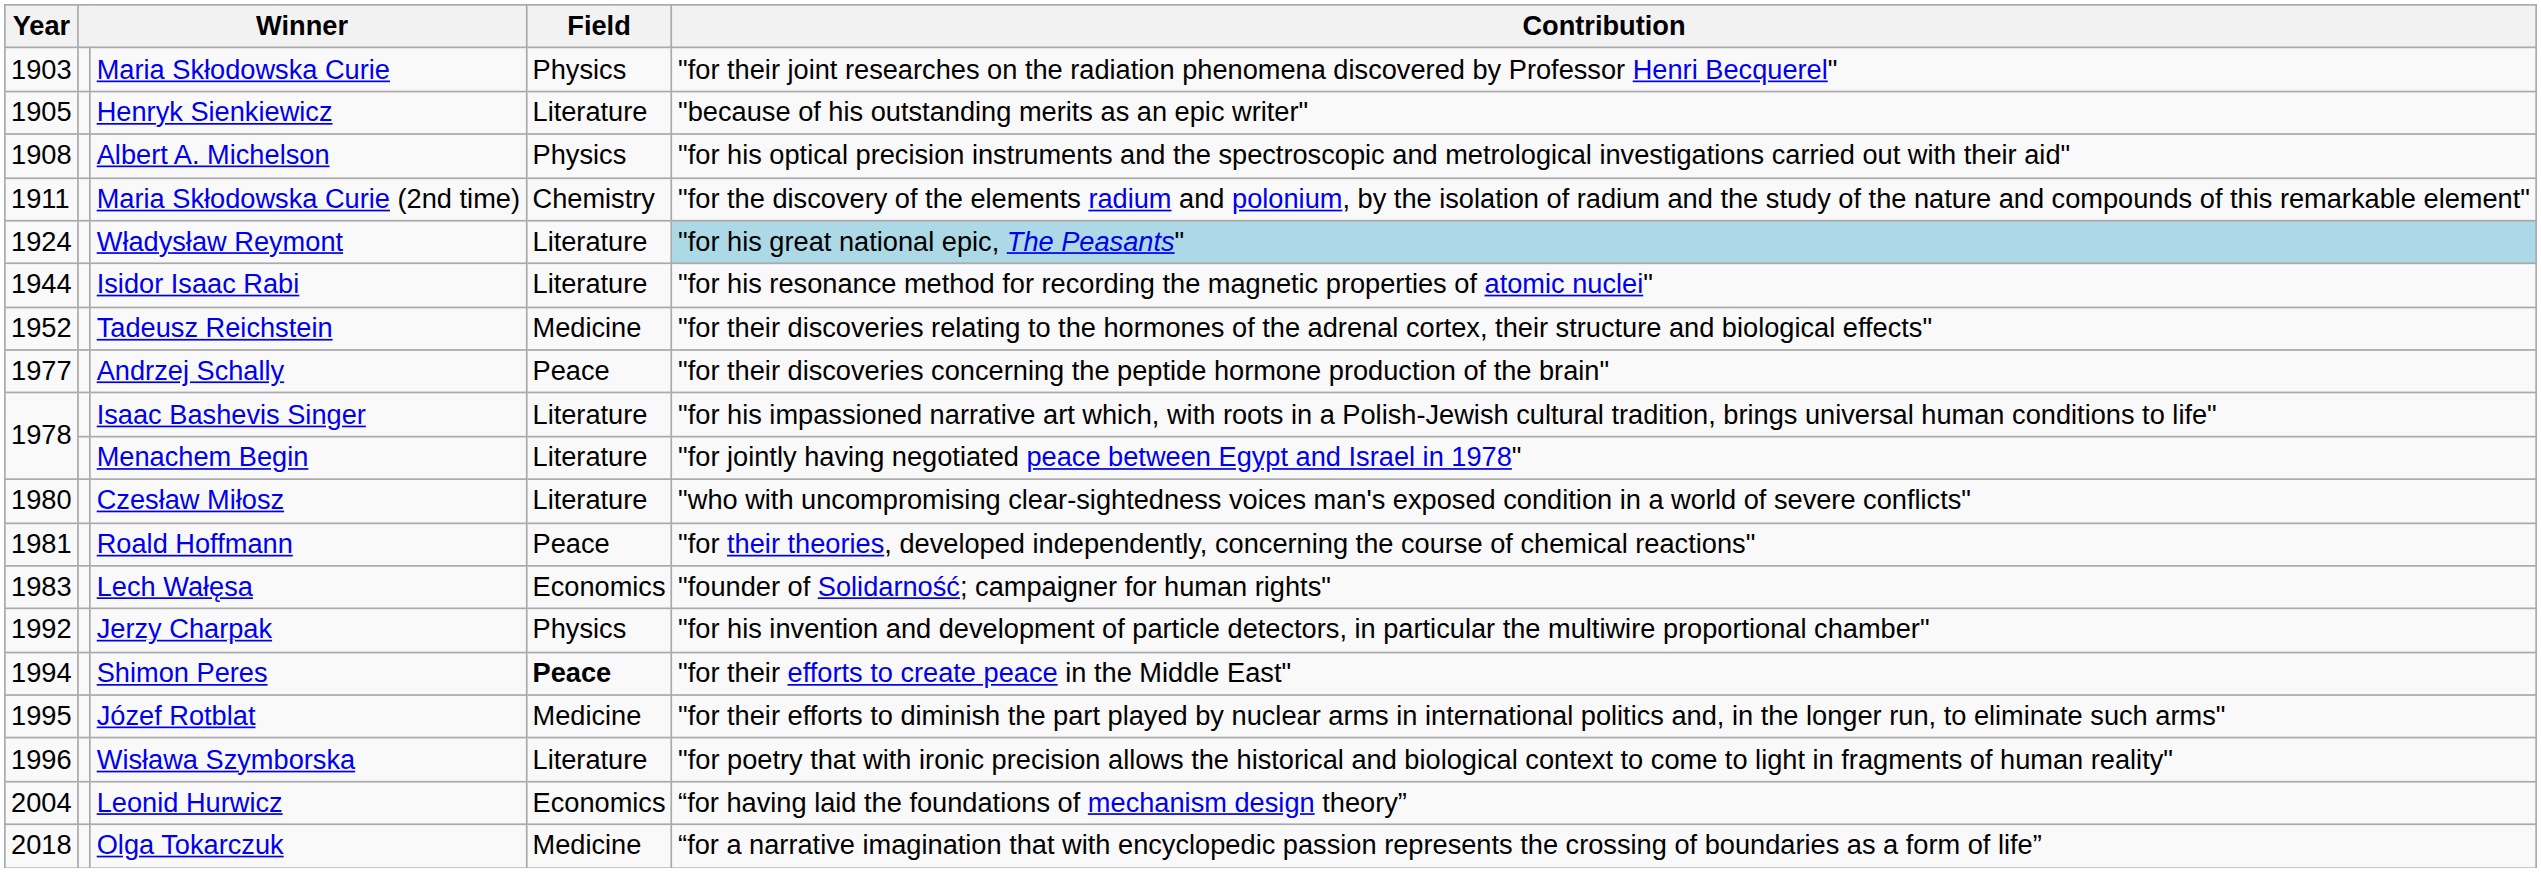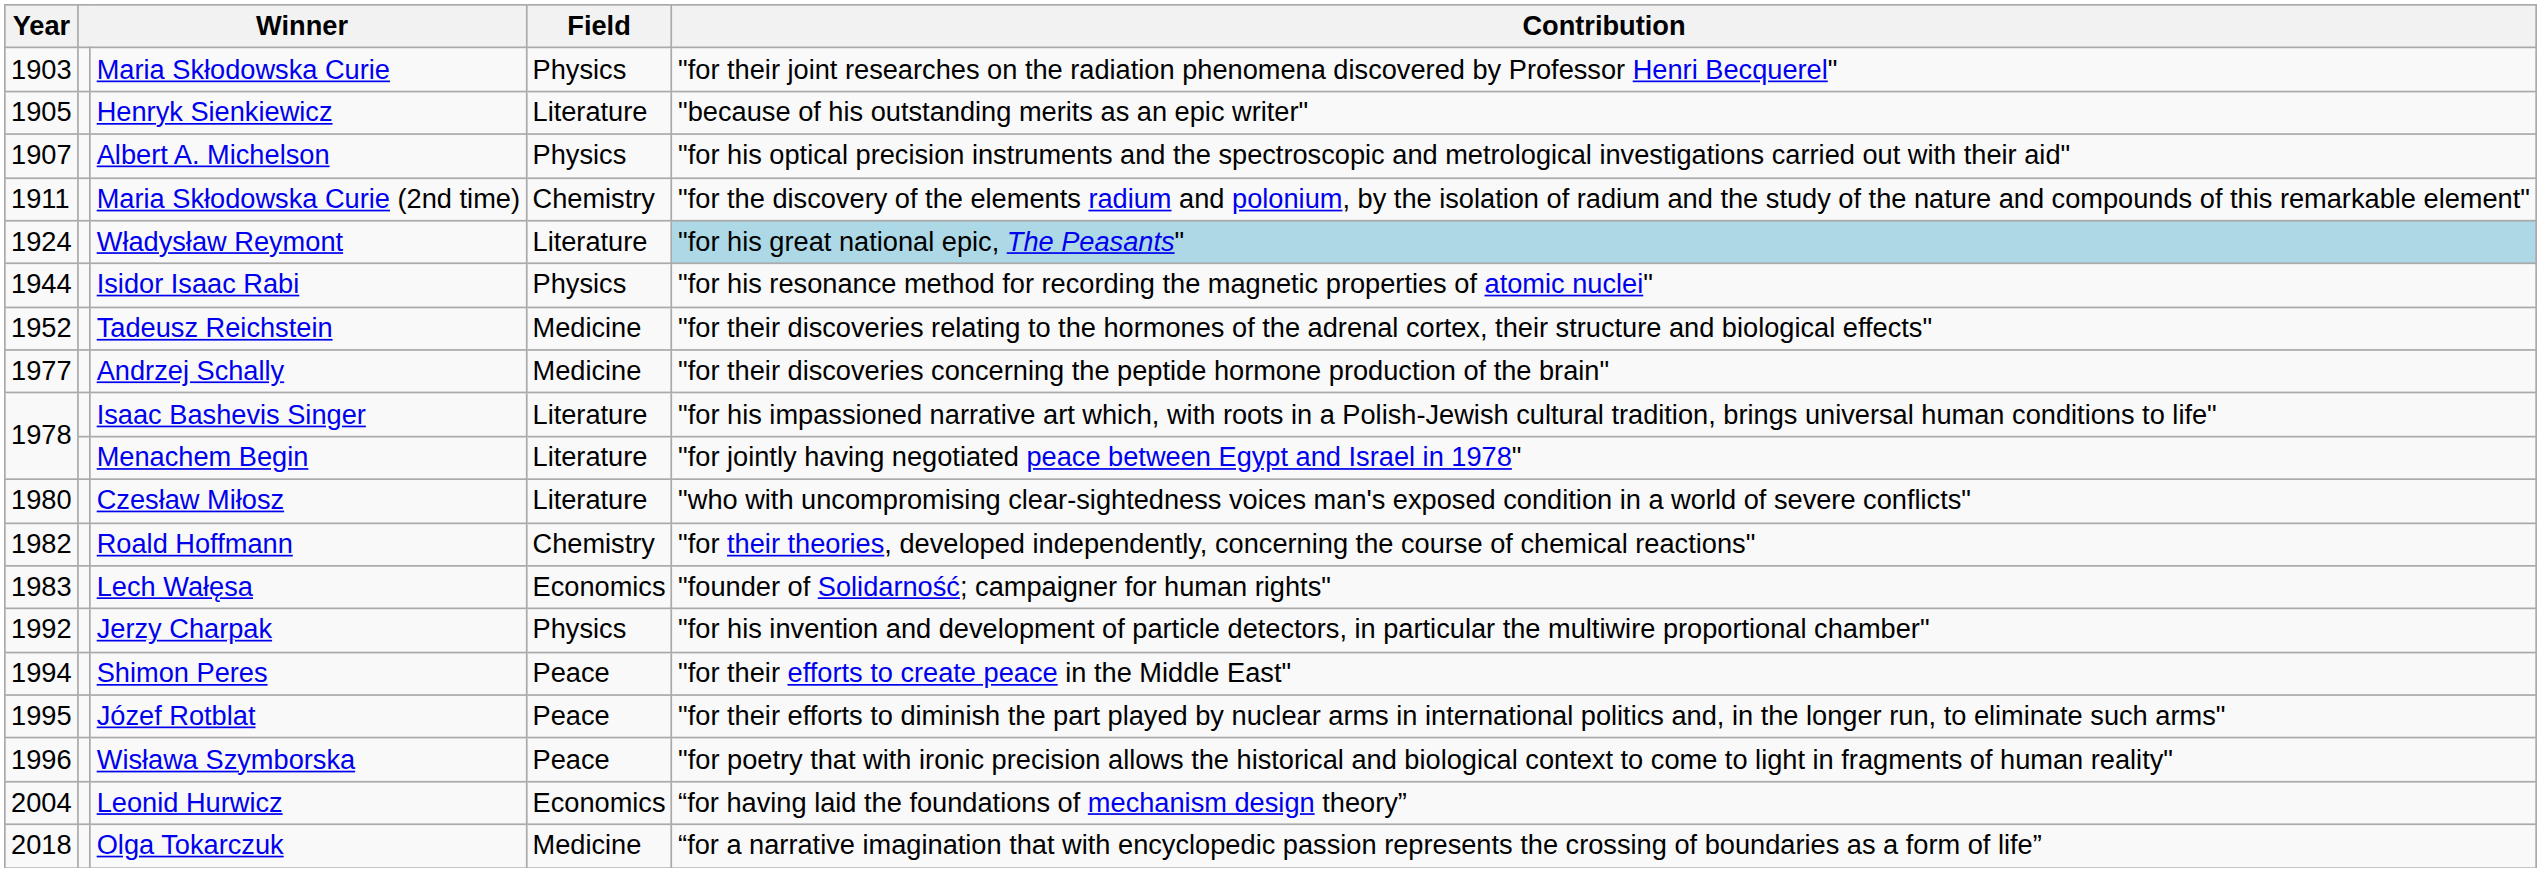(41, 155) 1908 -> (41, 155) 1907
(590, 284) Literature -> (579, 284) Physics
(571, 371) Peace -> (587, 371) Medicine
(41, 543) 1981 -> (41, 543) 1982
(571, 543) Peace -> (594, 543) Chemistry
(572, 673) bold -> (571, 673) normal
(587, 716) Medicine -> (571, 716) Peace
(590, 759) Literature -> (571, 759) Peace
